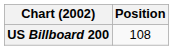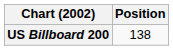(140, 34) 108 -> (140, 34) 138
